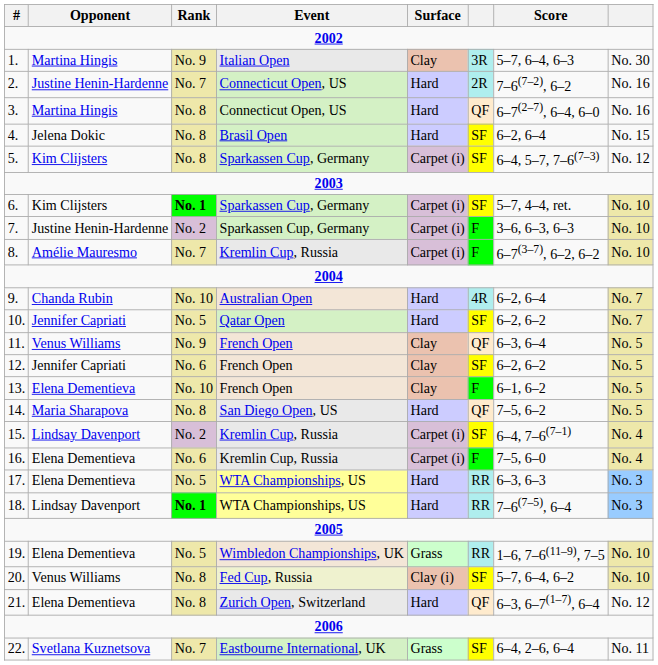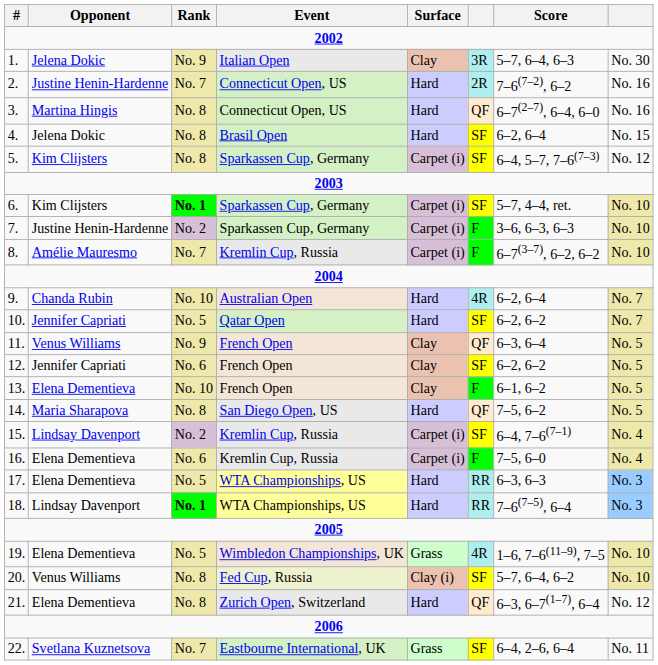(75, 60) Martina Hingis -> (68, 60) Jelena Dokic
(481, 554) RR -> (480, 554) 4R
